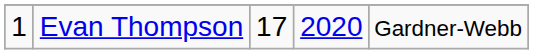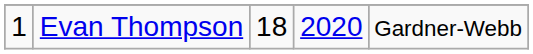(272, 26) 17 -> (272, 26) 18
